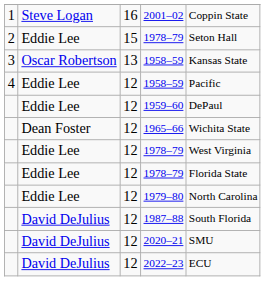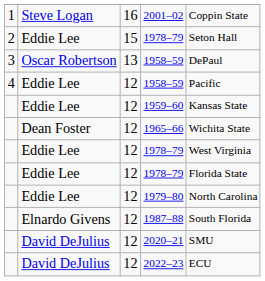(218, 60) Kansas State -> (206, 60) DePaul
(206, 106) DePaul -> (218, 106) Kansas State
(66, 219) David DeJulius -> (66, 219) Elnardo Givens
